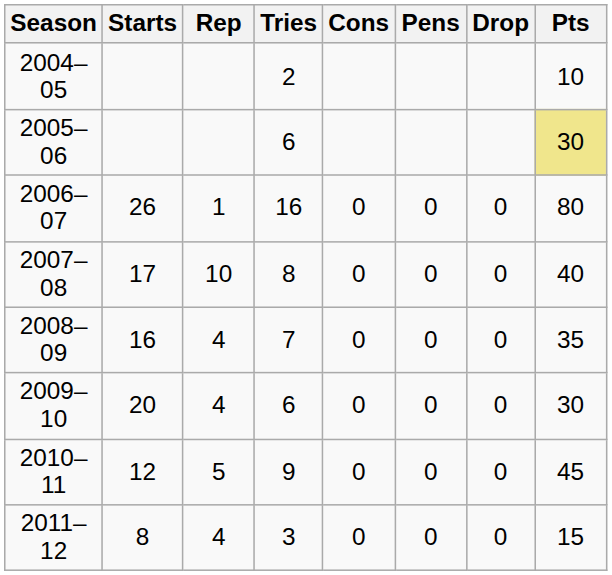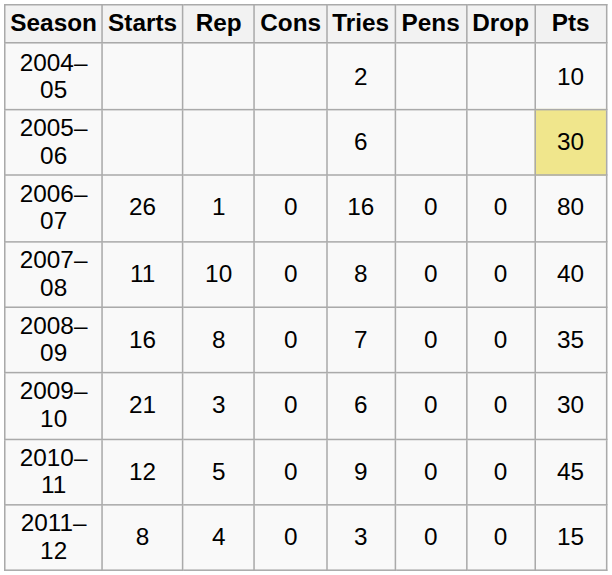columns swapped: (289, 23) <-> (359, 23)
(143, 273) 17 -> (143, 273) 11
(219, 339) 4 -> (219, 339) 8
(143, 405) 20 -> (143, 405) 21
(219, 405) 4 -> (219, 405) 3
